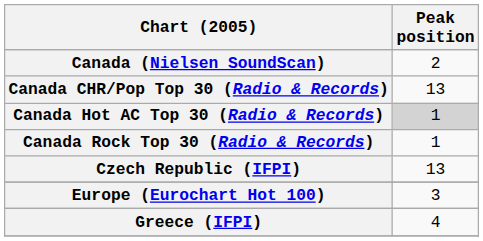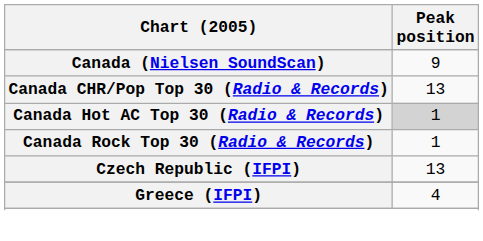(436, 63) 2 -> (436, 63) 9
- row: (199, 196)
